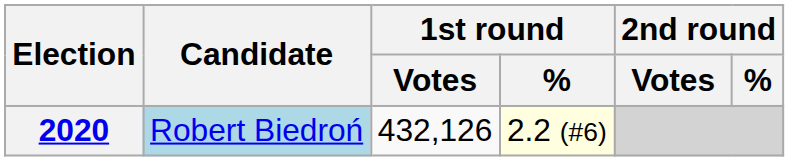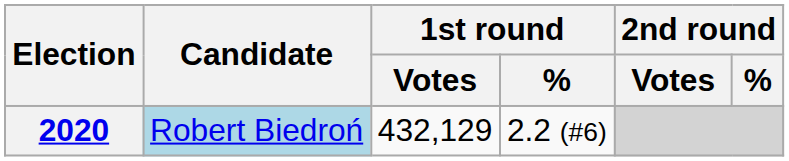(435, 130) 432,126 -> (435, 130) 432,129
(557, 130) lightyellow background -> (557, 130) no background
